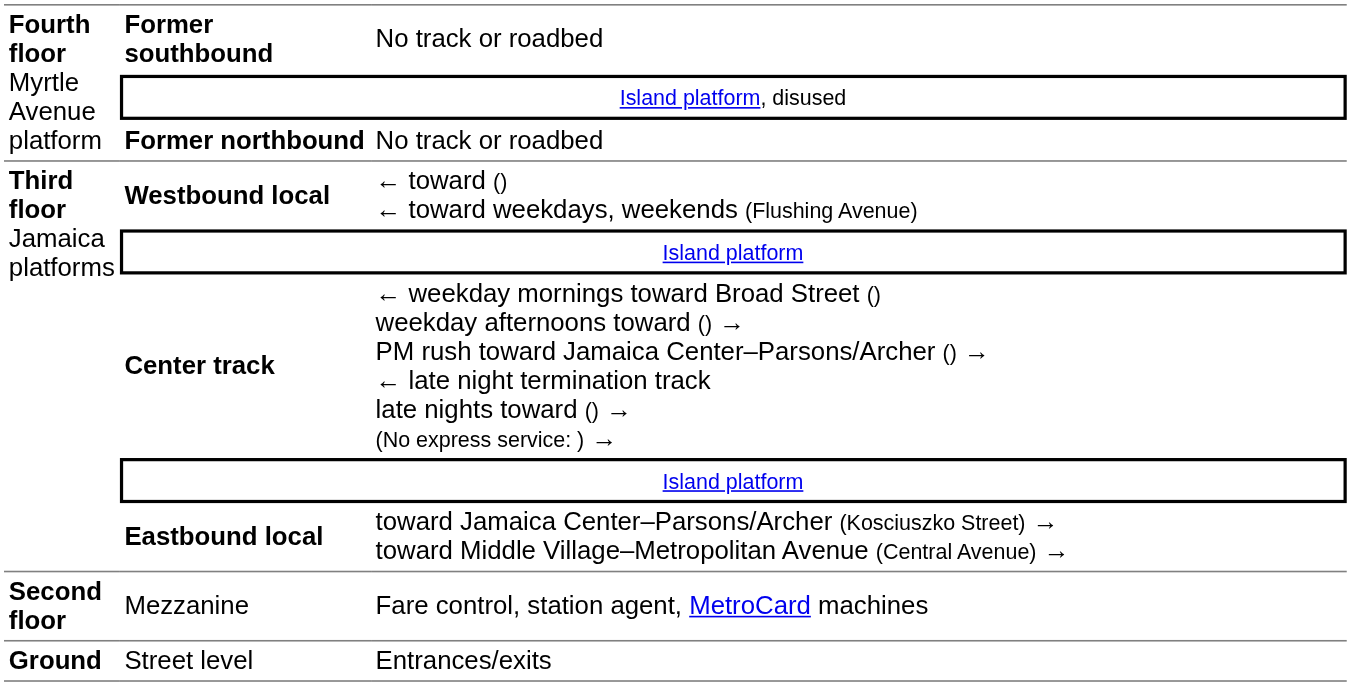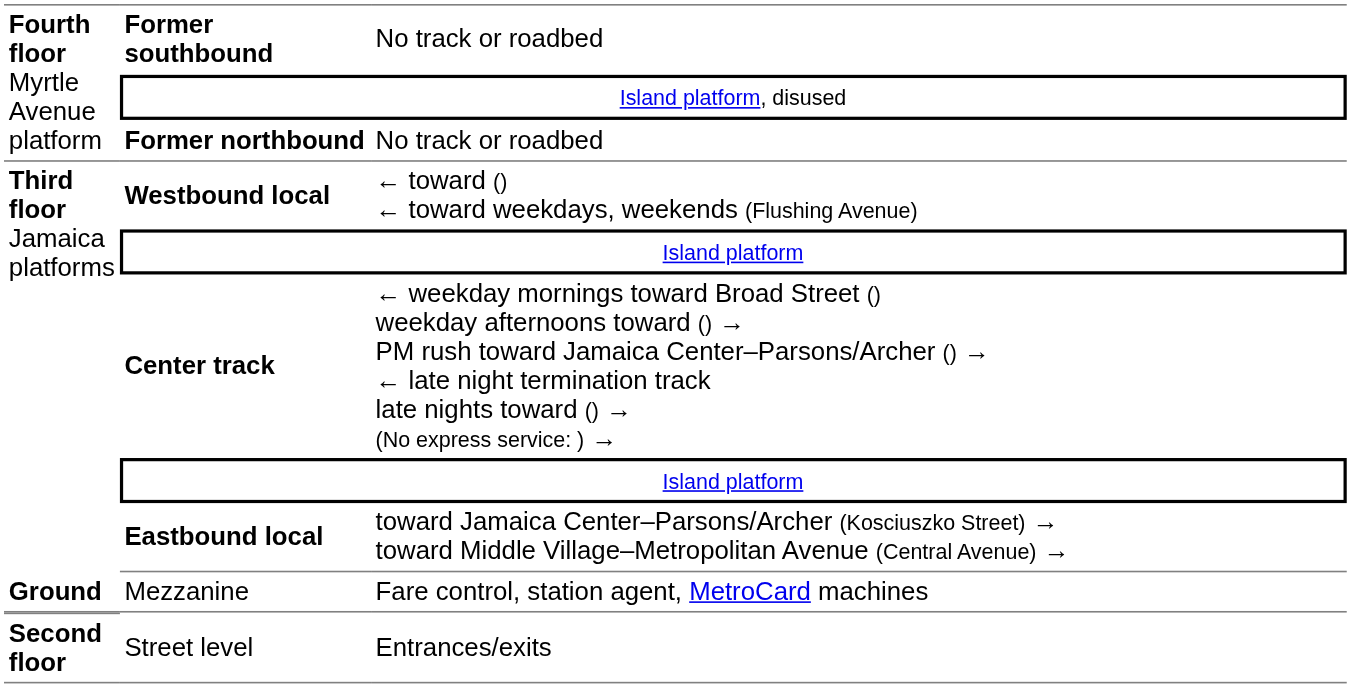(55, 605) Second floor -> (55, 590) Ground
(55, 660) Ground -> (55, 647) Second floor
